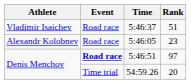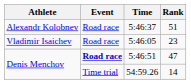(39, 27) Vladimir Isaichev -> (42, 27) Alexandr Kolobnev
(42, 42) Alexandr Kolobnev -> (39, 42) Vladimir Isaichev
(173, 57) 97 -> (173, 57) 47
(173, 72) 20 -> (173, 72) 14
